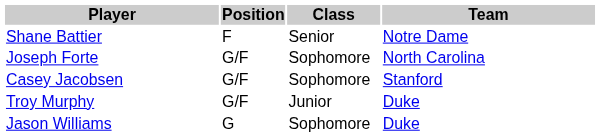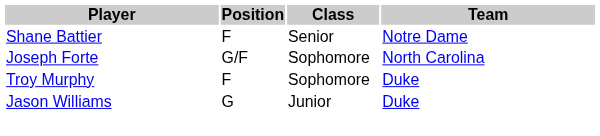- row: (65, 80)
(235, 102) G/F -> (226, 80) F
(310, 102) Junior -> (329, 80) Sophomore
(329, 123) Sophomore -> (310, 102) Junior
